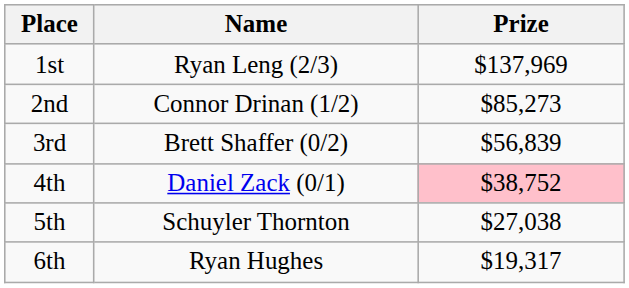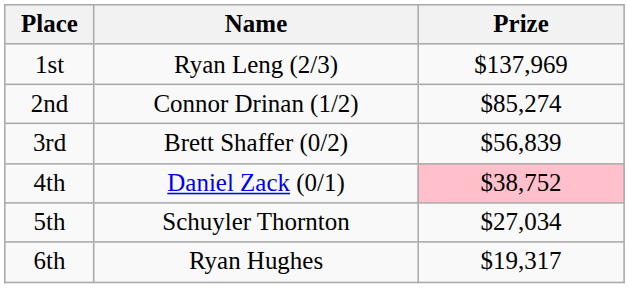(521, 103) $85,273 -> (521, 103) $85,274
(521, 222) $27,038 -> (521, 222) $27,034
